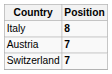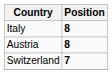(67, 45) 7 -> (67, 45) 8
